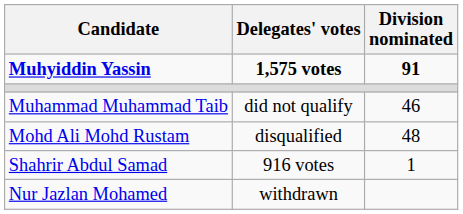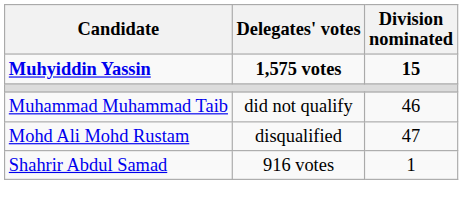(411, 68) 91 -> (411, 68) 15
(411, 135) 48 -> (411, 135) 47
- row: (88, 194)
